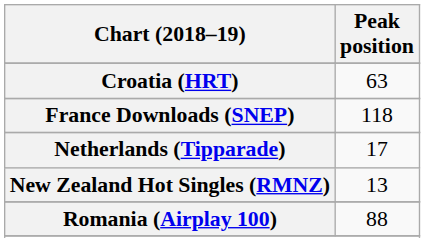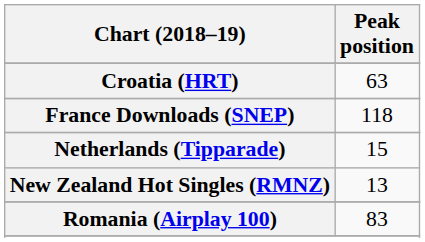(377, 149) 17 -> (377, 149) 15
(377, 218) 88 -> (377, 218) 83
